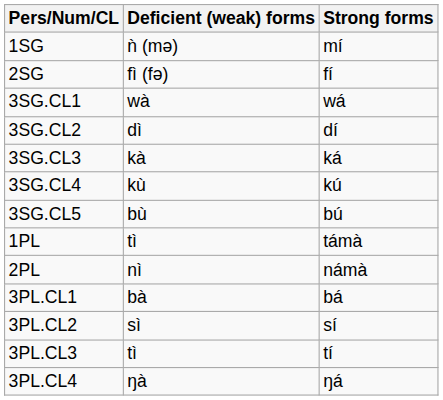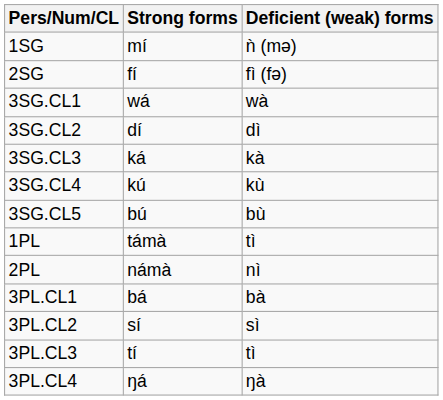columns swapped: (378, 18) <-> (221, 18)
